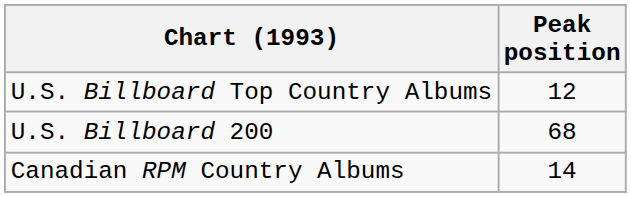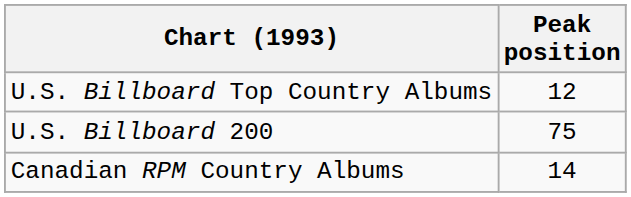(562, 132) 68 -> (562, 132) 75
